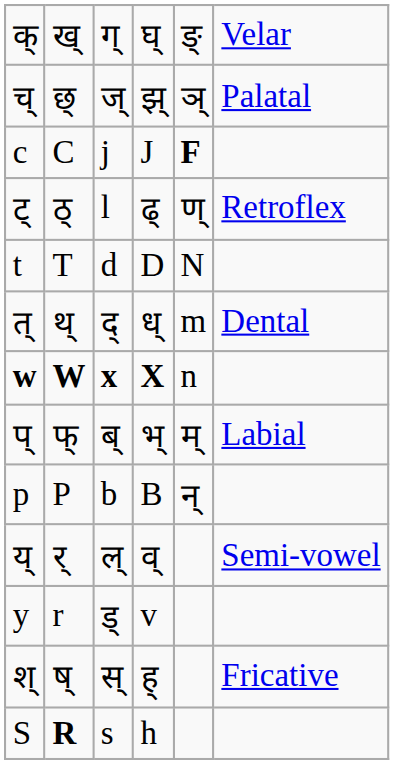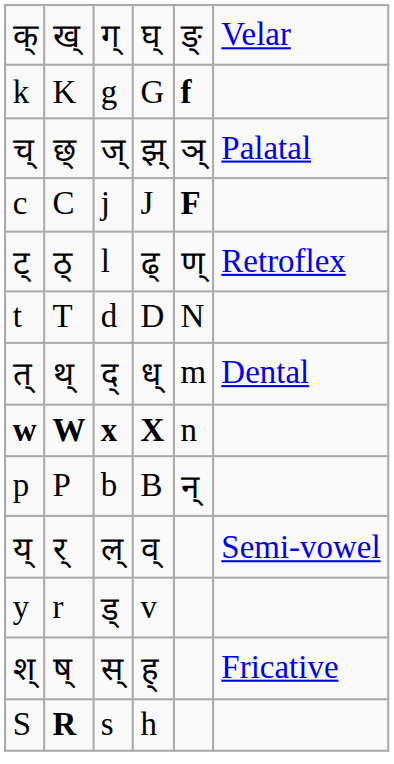+ row: (21, 91)
- row: (22, 435)
